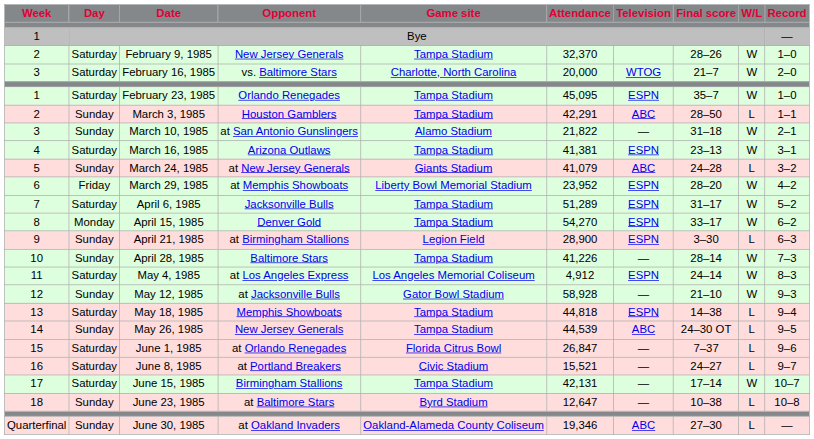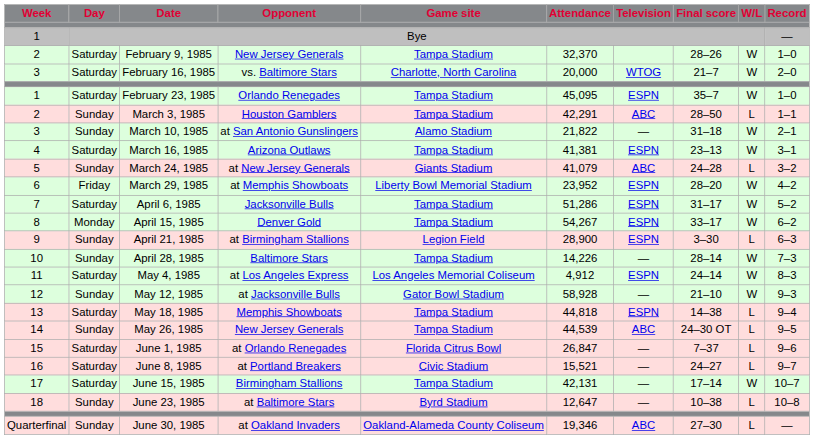(580, 204) 51,289 -> (580, 204) 51,286
(580, 222) 54,270 -> (580, 222) 54,267
(580, 258) 41,226 -> (580, 258) 14,226
